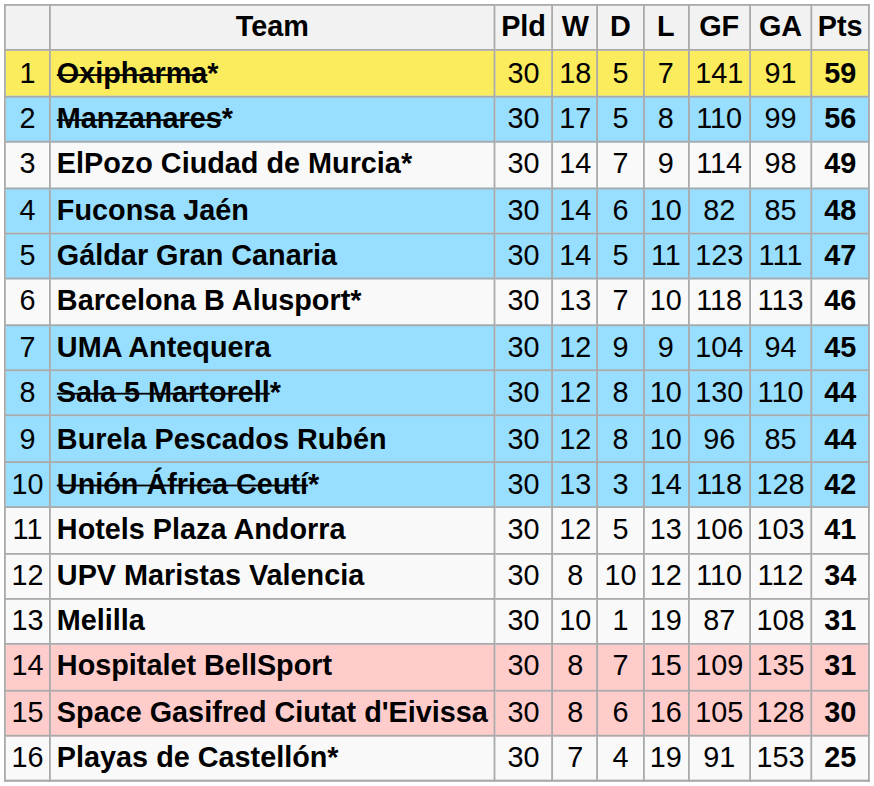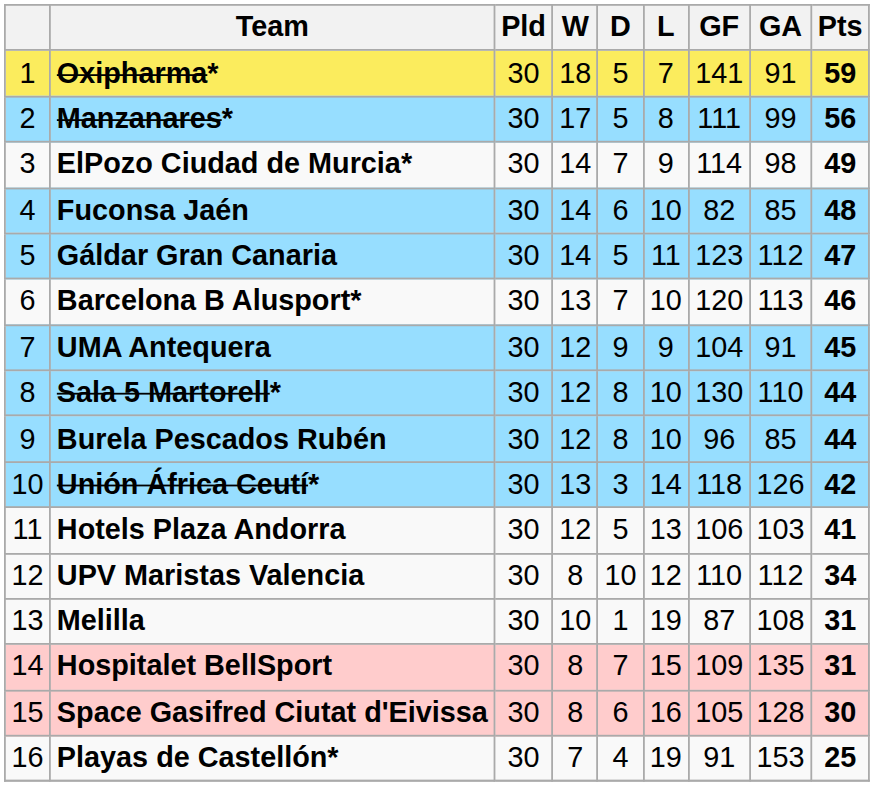(719, 118) 110 -> (719, 118) 111
(781, 255) 111 -> (781, 255) 112
(719, 301) 118 -> (719, 301) 120
(781, 347) 94 -> (781, 347) 91
(781, 484) 128 -> (781, 484) 126
